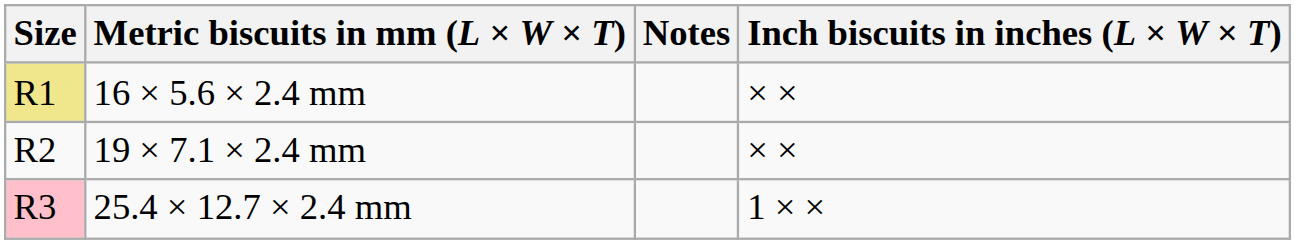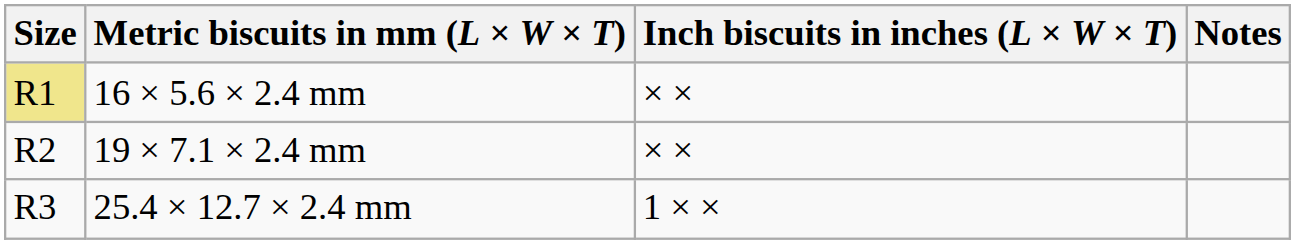columns swapped: (1014, 33) <-> (687, 33)
(35, 207) pink background -> (35, 207) no background
